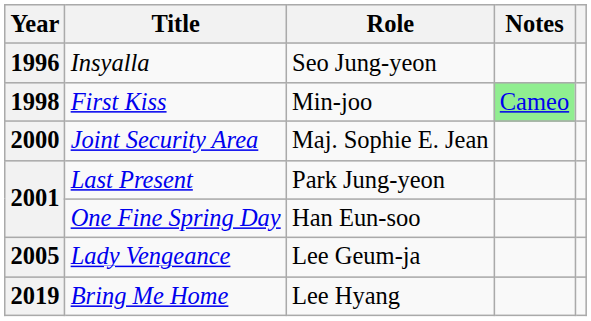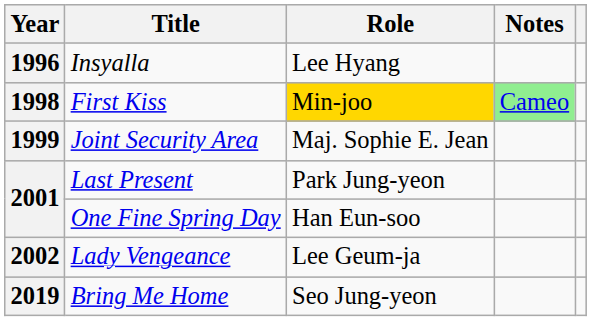(364, 62) Seo Jung-yeon -> (346, 62) Lee Hyang
(332, 101) no background -> (332, 101) gold background
(35, 140) 2000 -> (35, 140) 1999
(35, 256) 2005 -> (35, 256) 2002
(346, 295) Lee Hyang -> (364, 295) Seo Jung-yeon
